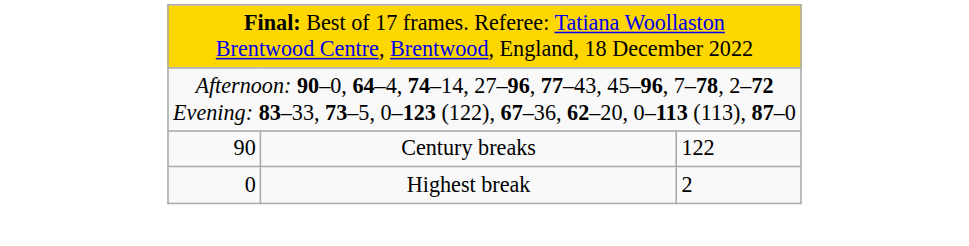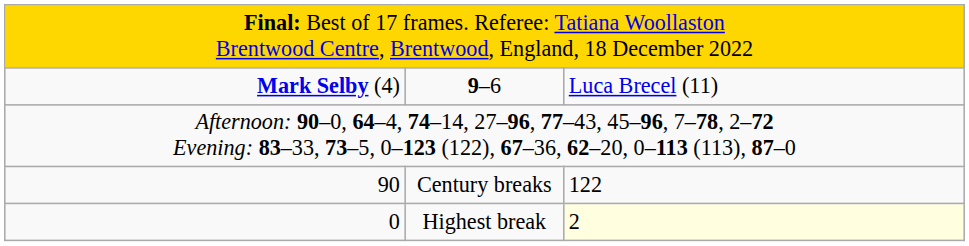+ row: (328, 85)
(687, 185) no background -> (574, 221) lightyellow background
